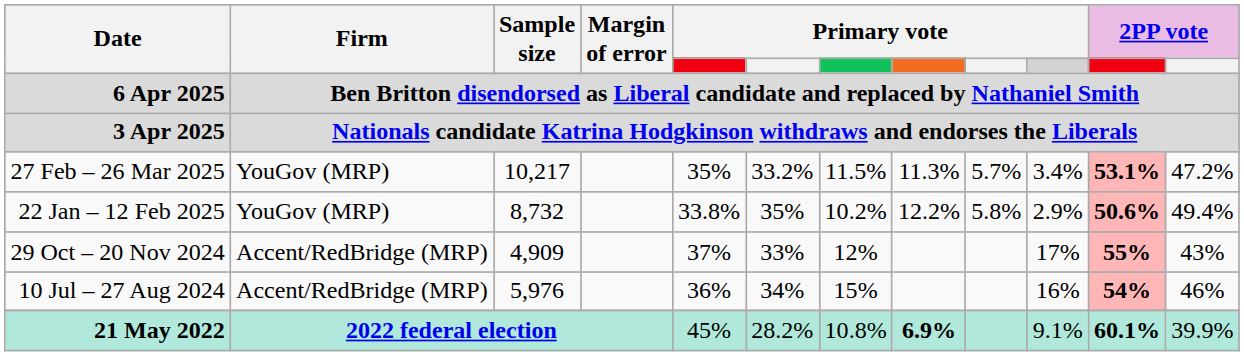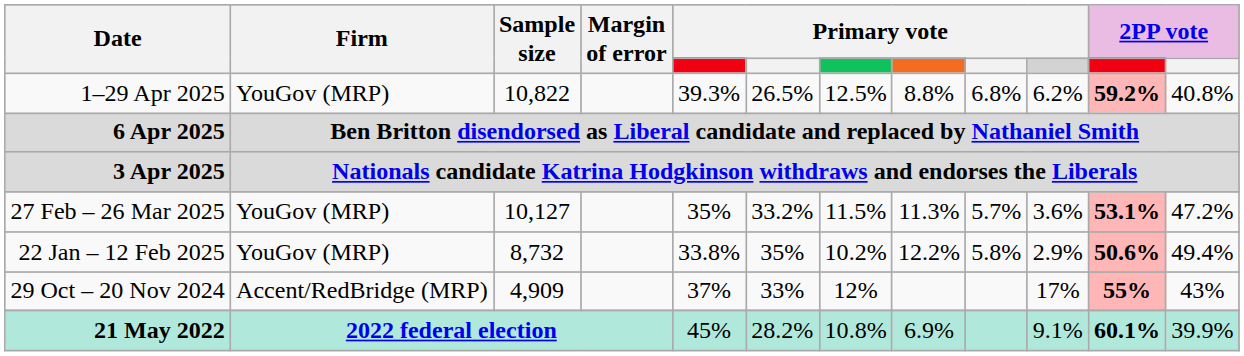+ row: (153, 92)
(537, 172) 10,217 -> (537, 211) 10,127
(1058, 172) 3.4% -> (1058, 211) 3.6%
- row: (122, 291)
(929, 330) bold -> (929, 330) normal
